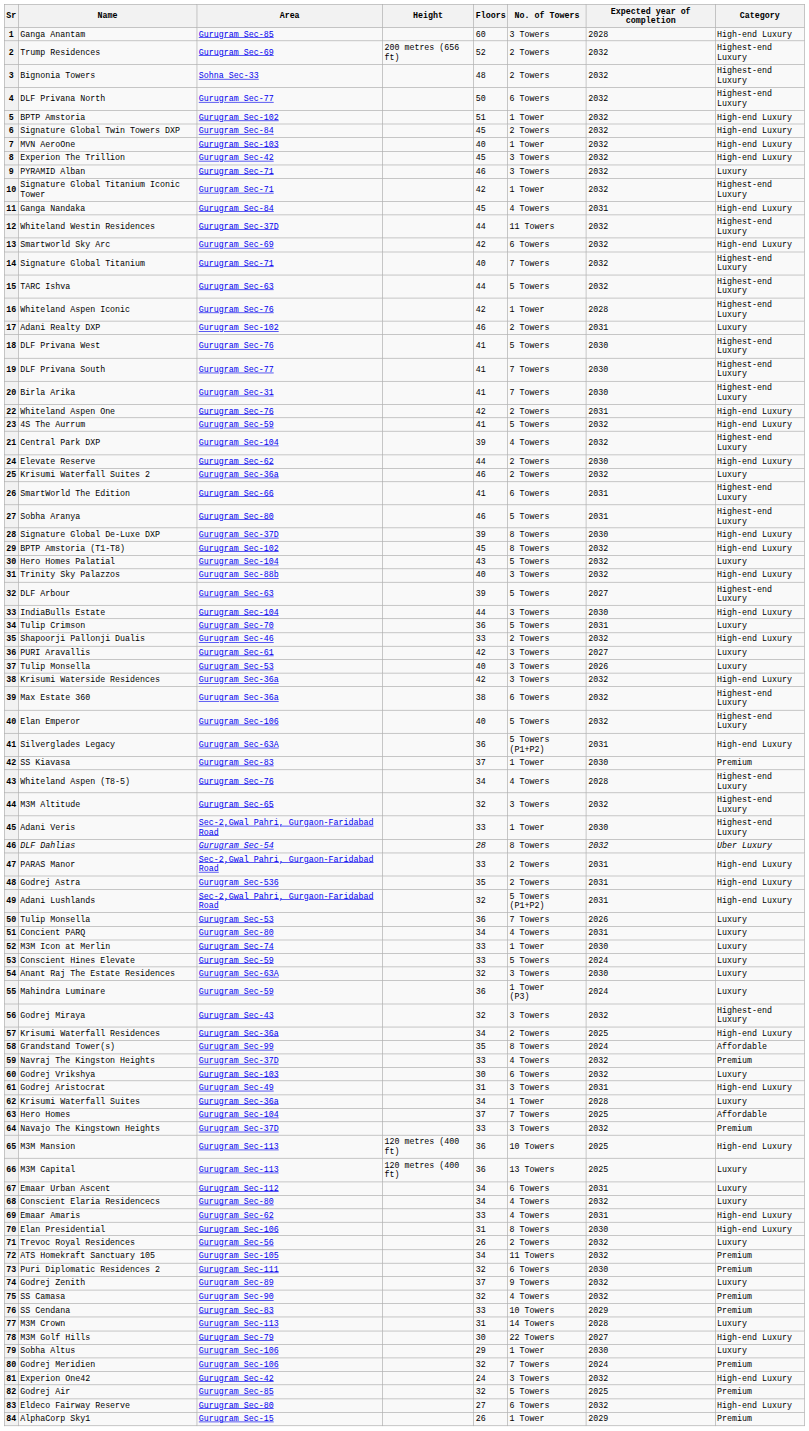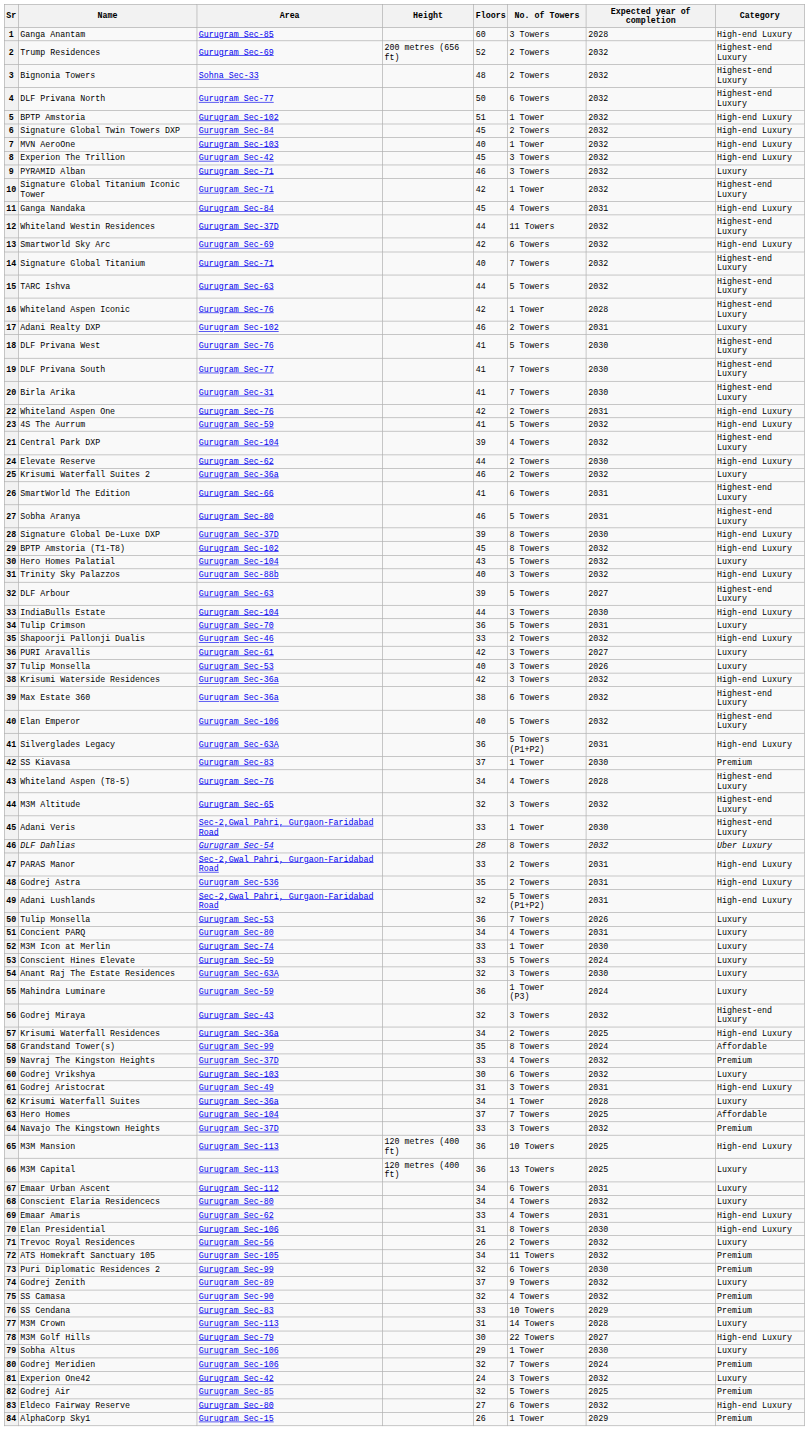(239, 1270) Gurugram Sec-111 -> (236, 1270) Gurugram Sec-99
(755, 1378) High-end Luxury -> (732, 1378) Luxury
